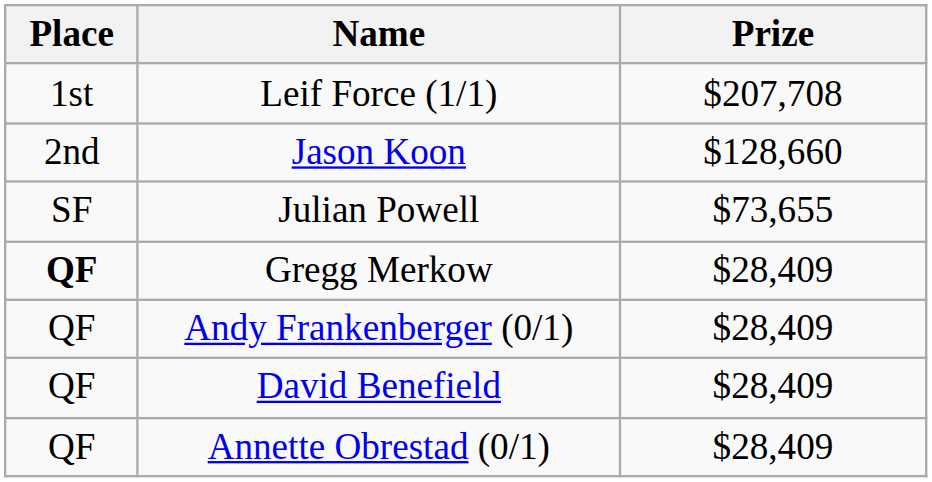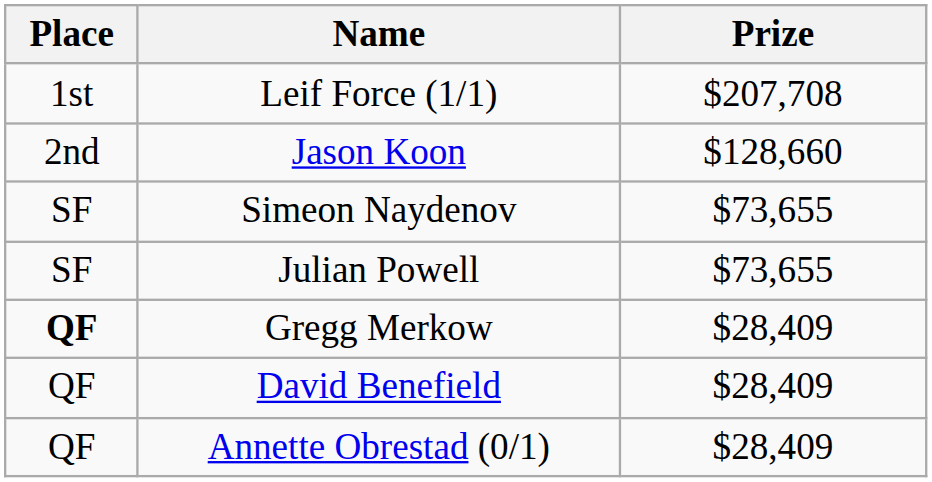+ row: (379, 210)
- row: (379, 328)
